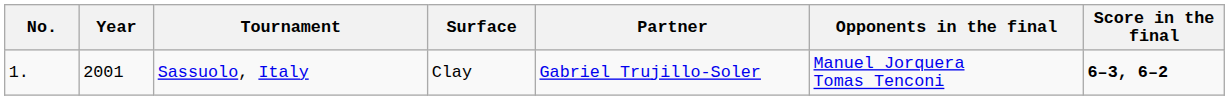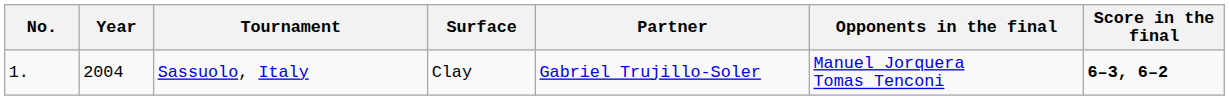(103, 72) 2001 -> (103, 72) 2004
